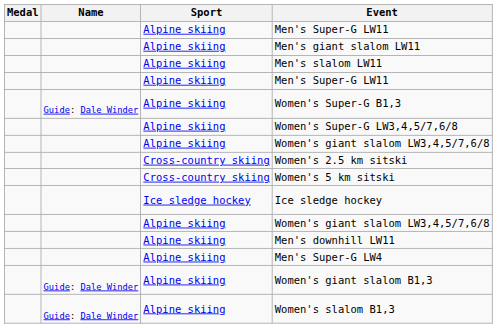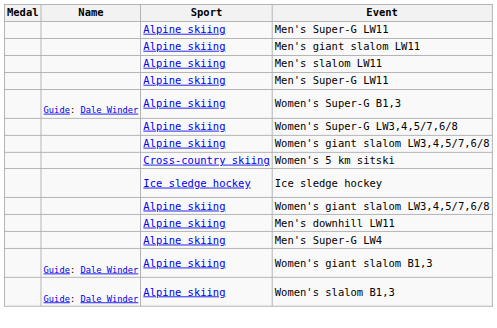- row: (207, 161)
